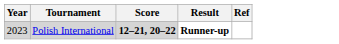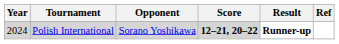+ column: (157, 13)
(17, 30) 2023 -> (17, 30) 2024
